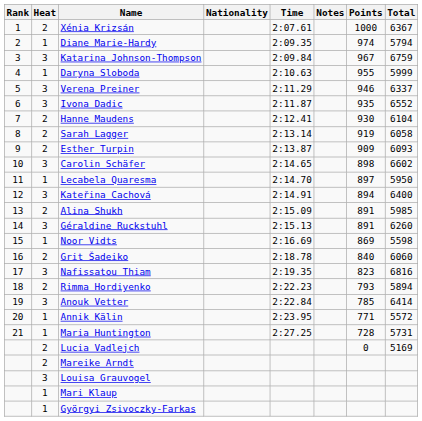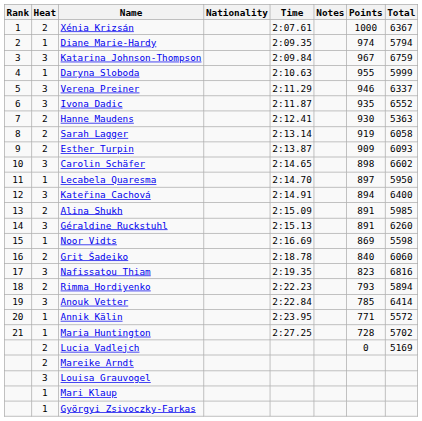(401, 119) 6104 -> (401, 119) 5363
(401, 332) 5731 -> (401, 332) 5702
